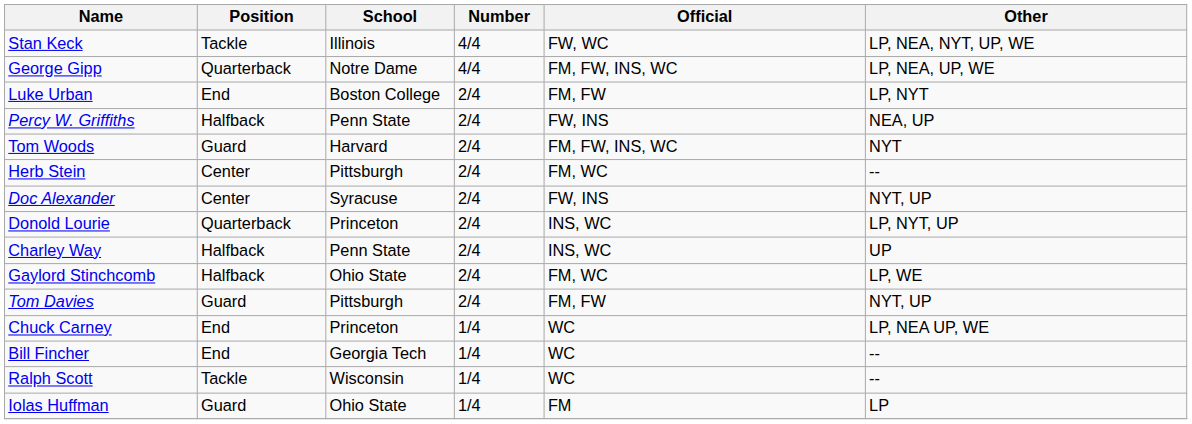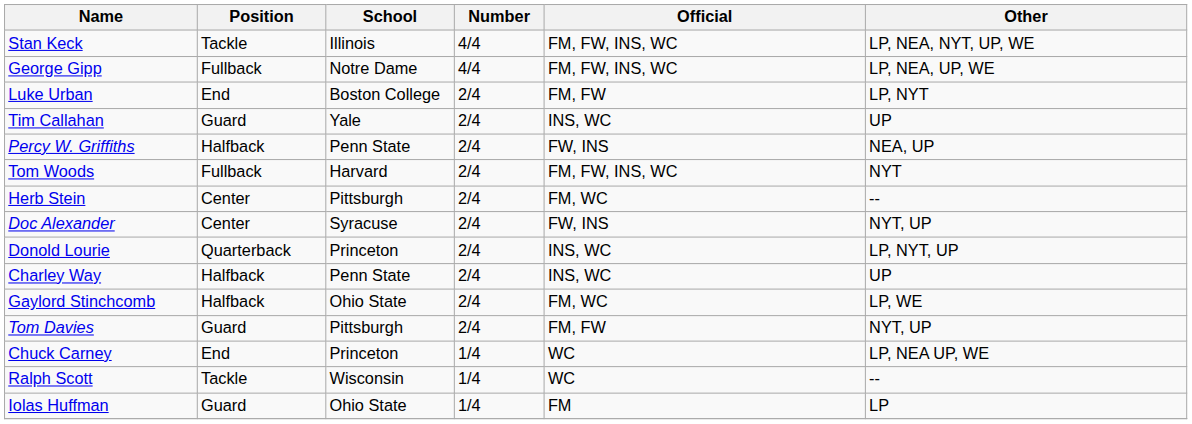(578, 43) FW, WC -> (613, 43) FM, FW, INS, WC
(246, 69) Quarterback -> (231, 69) Fullback
+ row: (56, 120)
(224, 146) Guard -> (231, 172) Fullback
- row: (49, 353)
